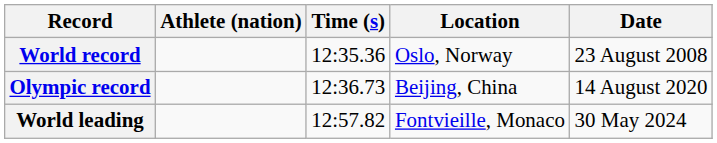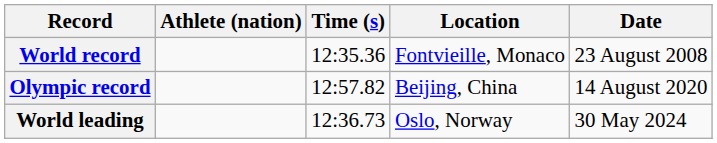(454, 54) Oslo, Norway -> (480, 54) Fontvieille, Monaco
(348, 87) 12:36.73 -> (348, 87) 12:57.82
(348, 120) 12:57.82 -> (348, 120) 12:36.73
(480, 120) Fontvieille, Monaco -> (454, 120) Oslo, Norway
